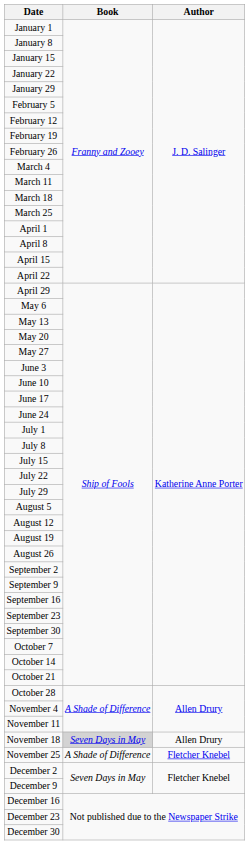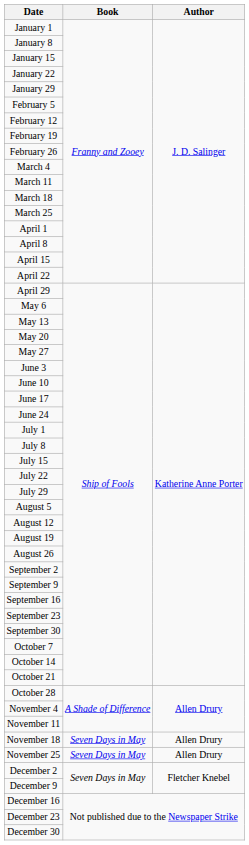(108, 739) lightgrey background -> (108, 739) no background
(108, 755) A Shade of Difference -> (108, 755) Seven Days in May
(199, 755) Fletcher Knebel -> (199, 755) Allen Drury
